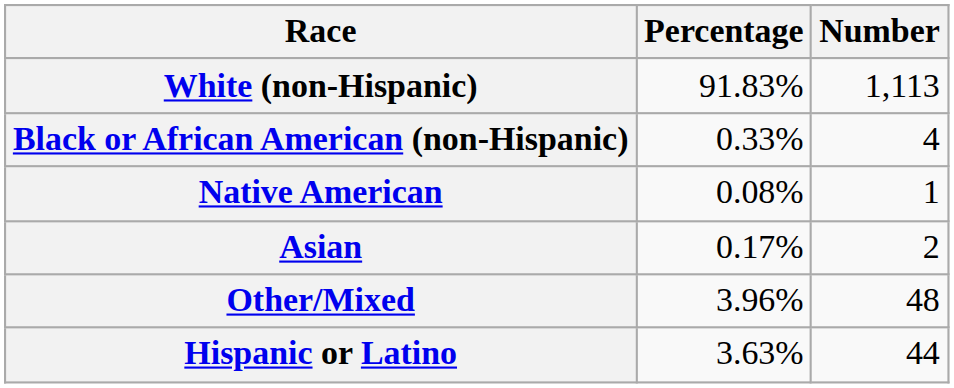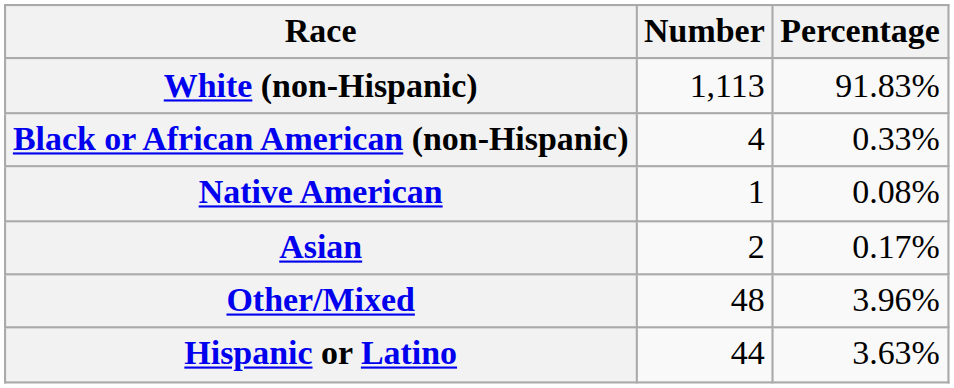columns swapped: (880, 31) <-> (724, 31)
